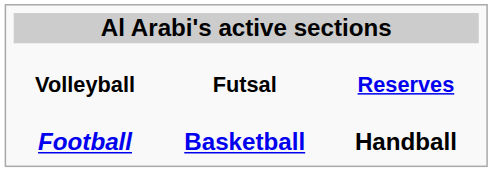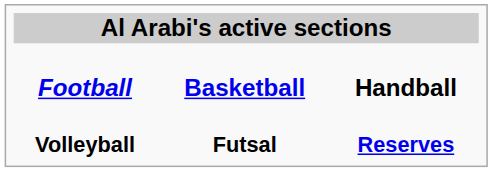rows swapped: (85, 142) <-> (85, 84)
